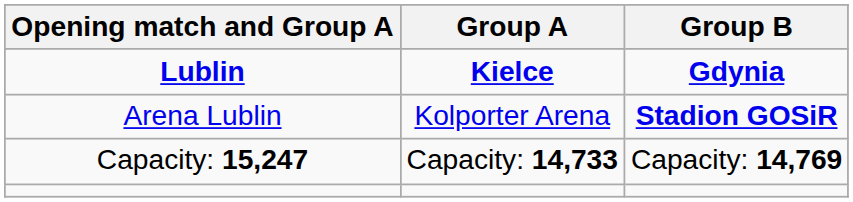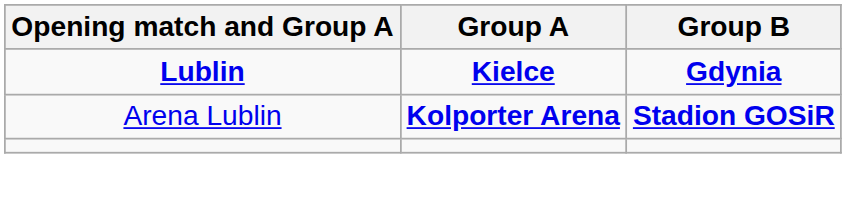(512, 116) normal -> (513, 116) bold
- row: (202, 160)
